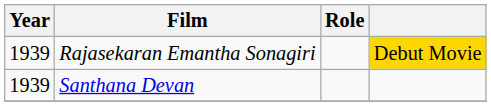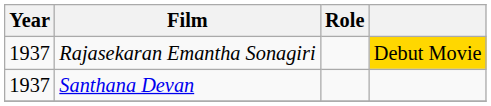(30, 52) 1939 -> (30, 52) 1937
(30, 85) 1939 -> (30, 85) 1937
